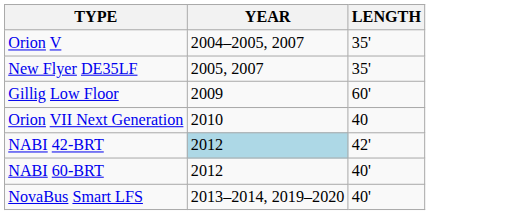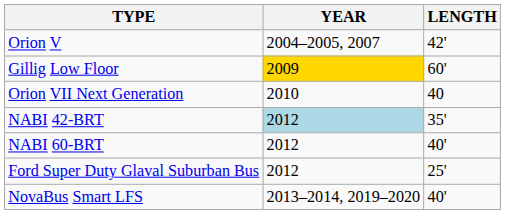(361, 42) 35' -> (437, 42) 42'
- row: (73, 68)
(207, 94) no background -> (283, 68) gold background
(361, 145) 42' -> (437, 119) 35'
+ row: (134, 171)
